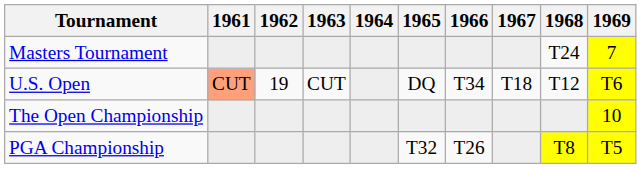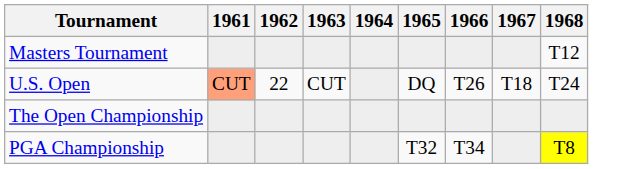- column: (612, 20)
(564, 52) T24 -> (564, 52) T12
(279, 84) 19 -> (279, 84) 22
(469, 84) T34 -> (469, 84) T26
(564, 84) T12 -> (564, 84) T24
(469, 147) T26 -> (469, 147) T34
